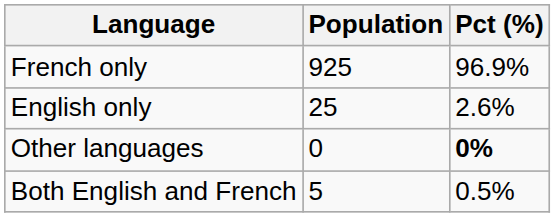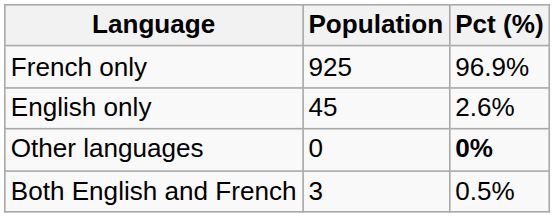(323, 107) 25 -> (323, 107) 45
(316, 190) 5 -> (316, 190) 3
